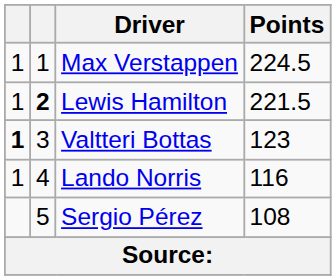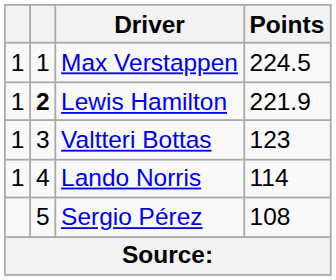(280, 101) 221.5 -> (280, 101) 221.9
(17, 140) bold -> (18, 140) normal
(269, 178) 116 -> (269, 178) 114
